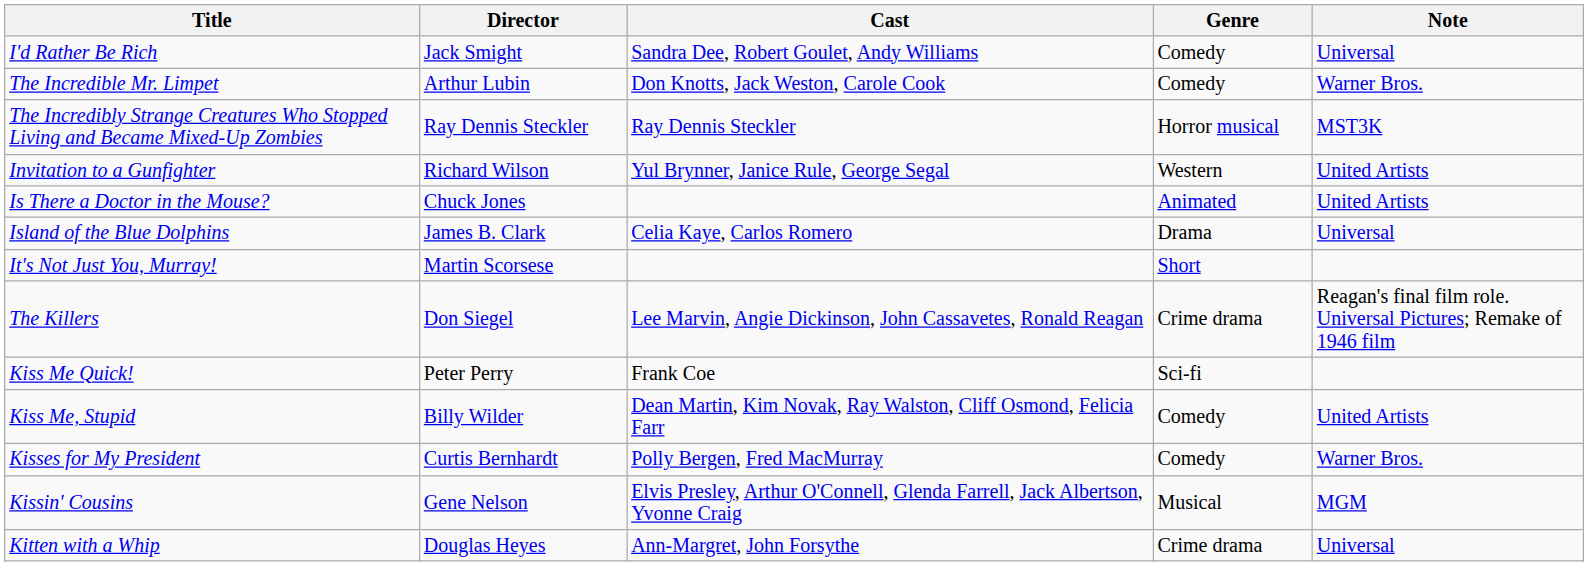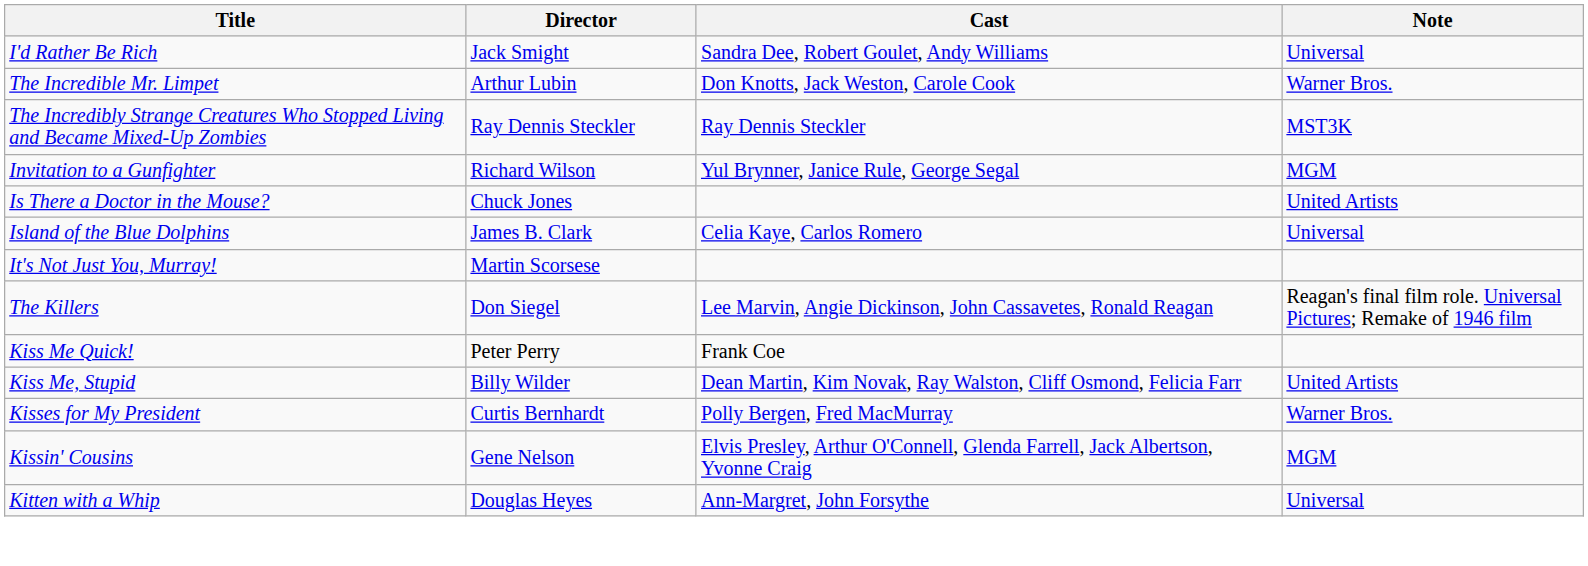- column: (1233, 20)
(1373, 169) United Artists -> (1311, 169) MGM
